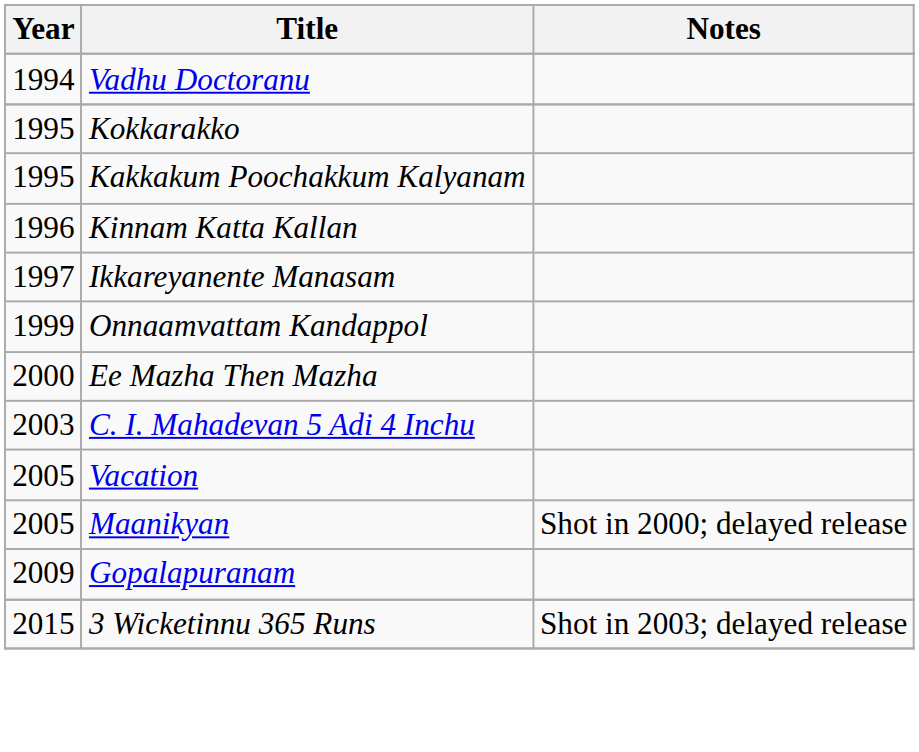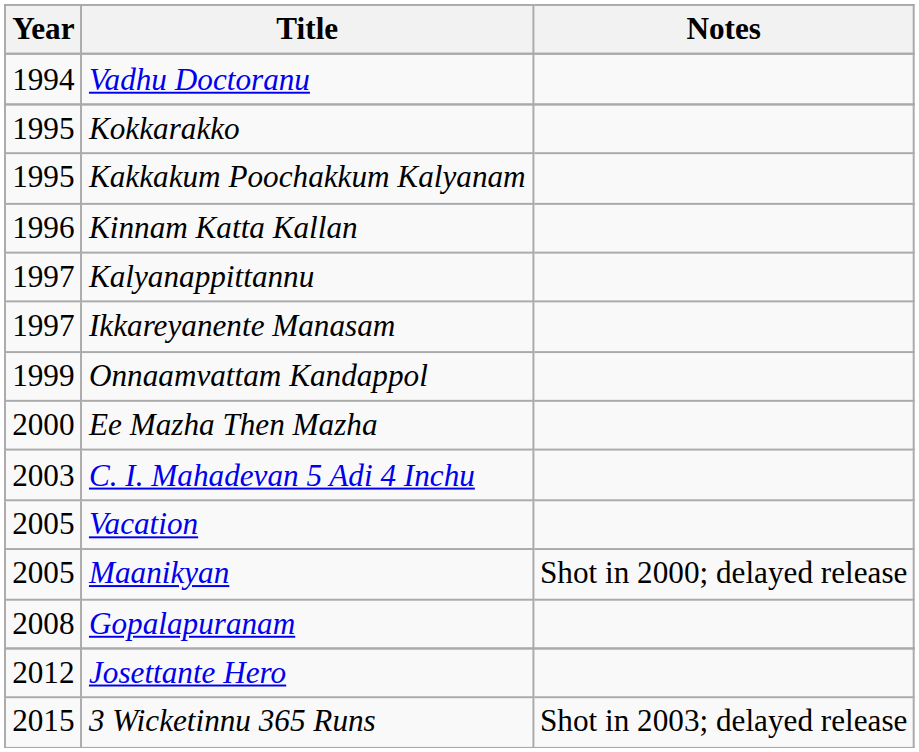+ row: (202, 276)
(43, 573) 2009 -> (43, 623) 2008
+ row: (188, 672)
